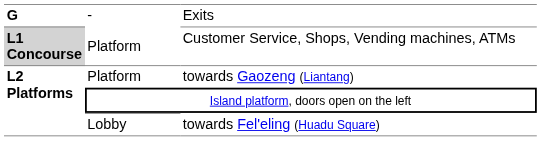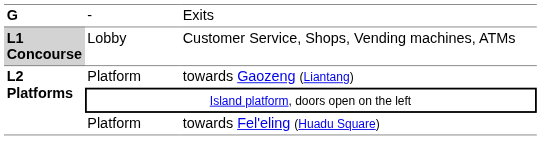(114, 45) Platform -> (107, 38) Lobby
(107, 124) Lobby -> (114, 123) Platform
